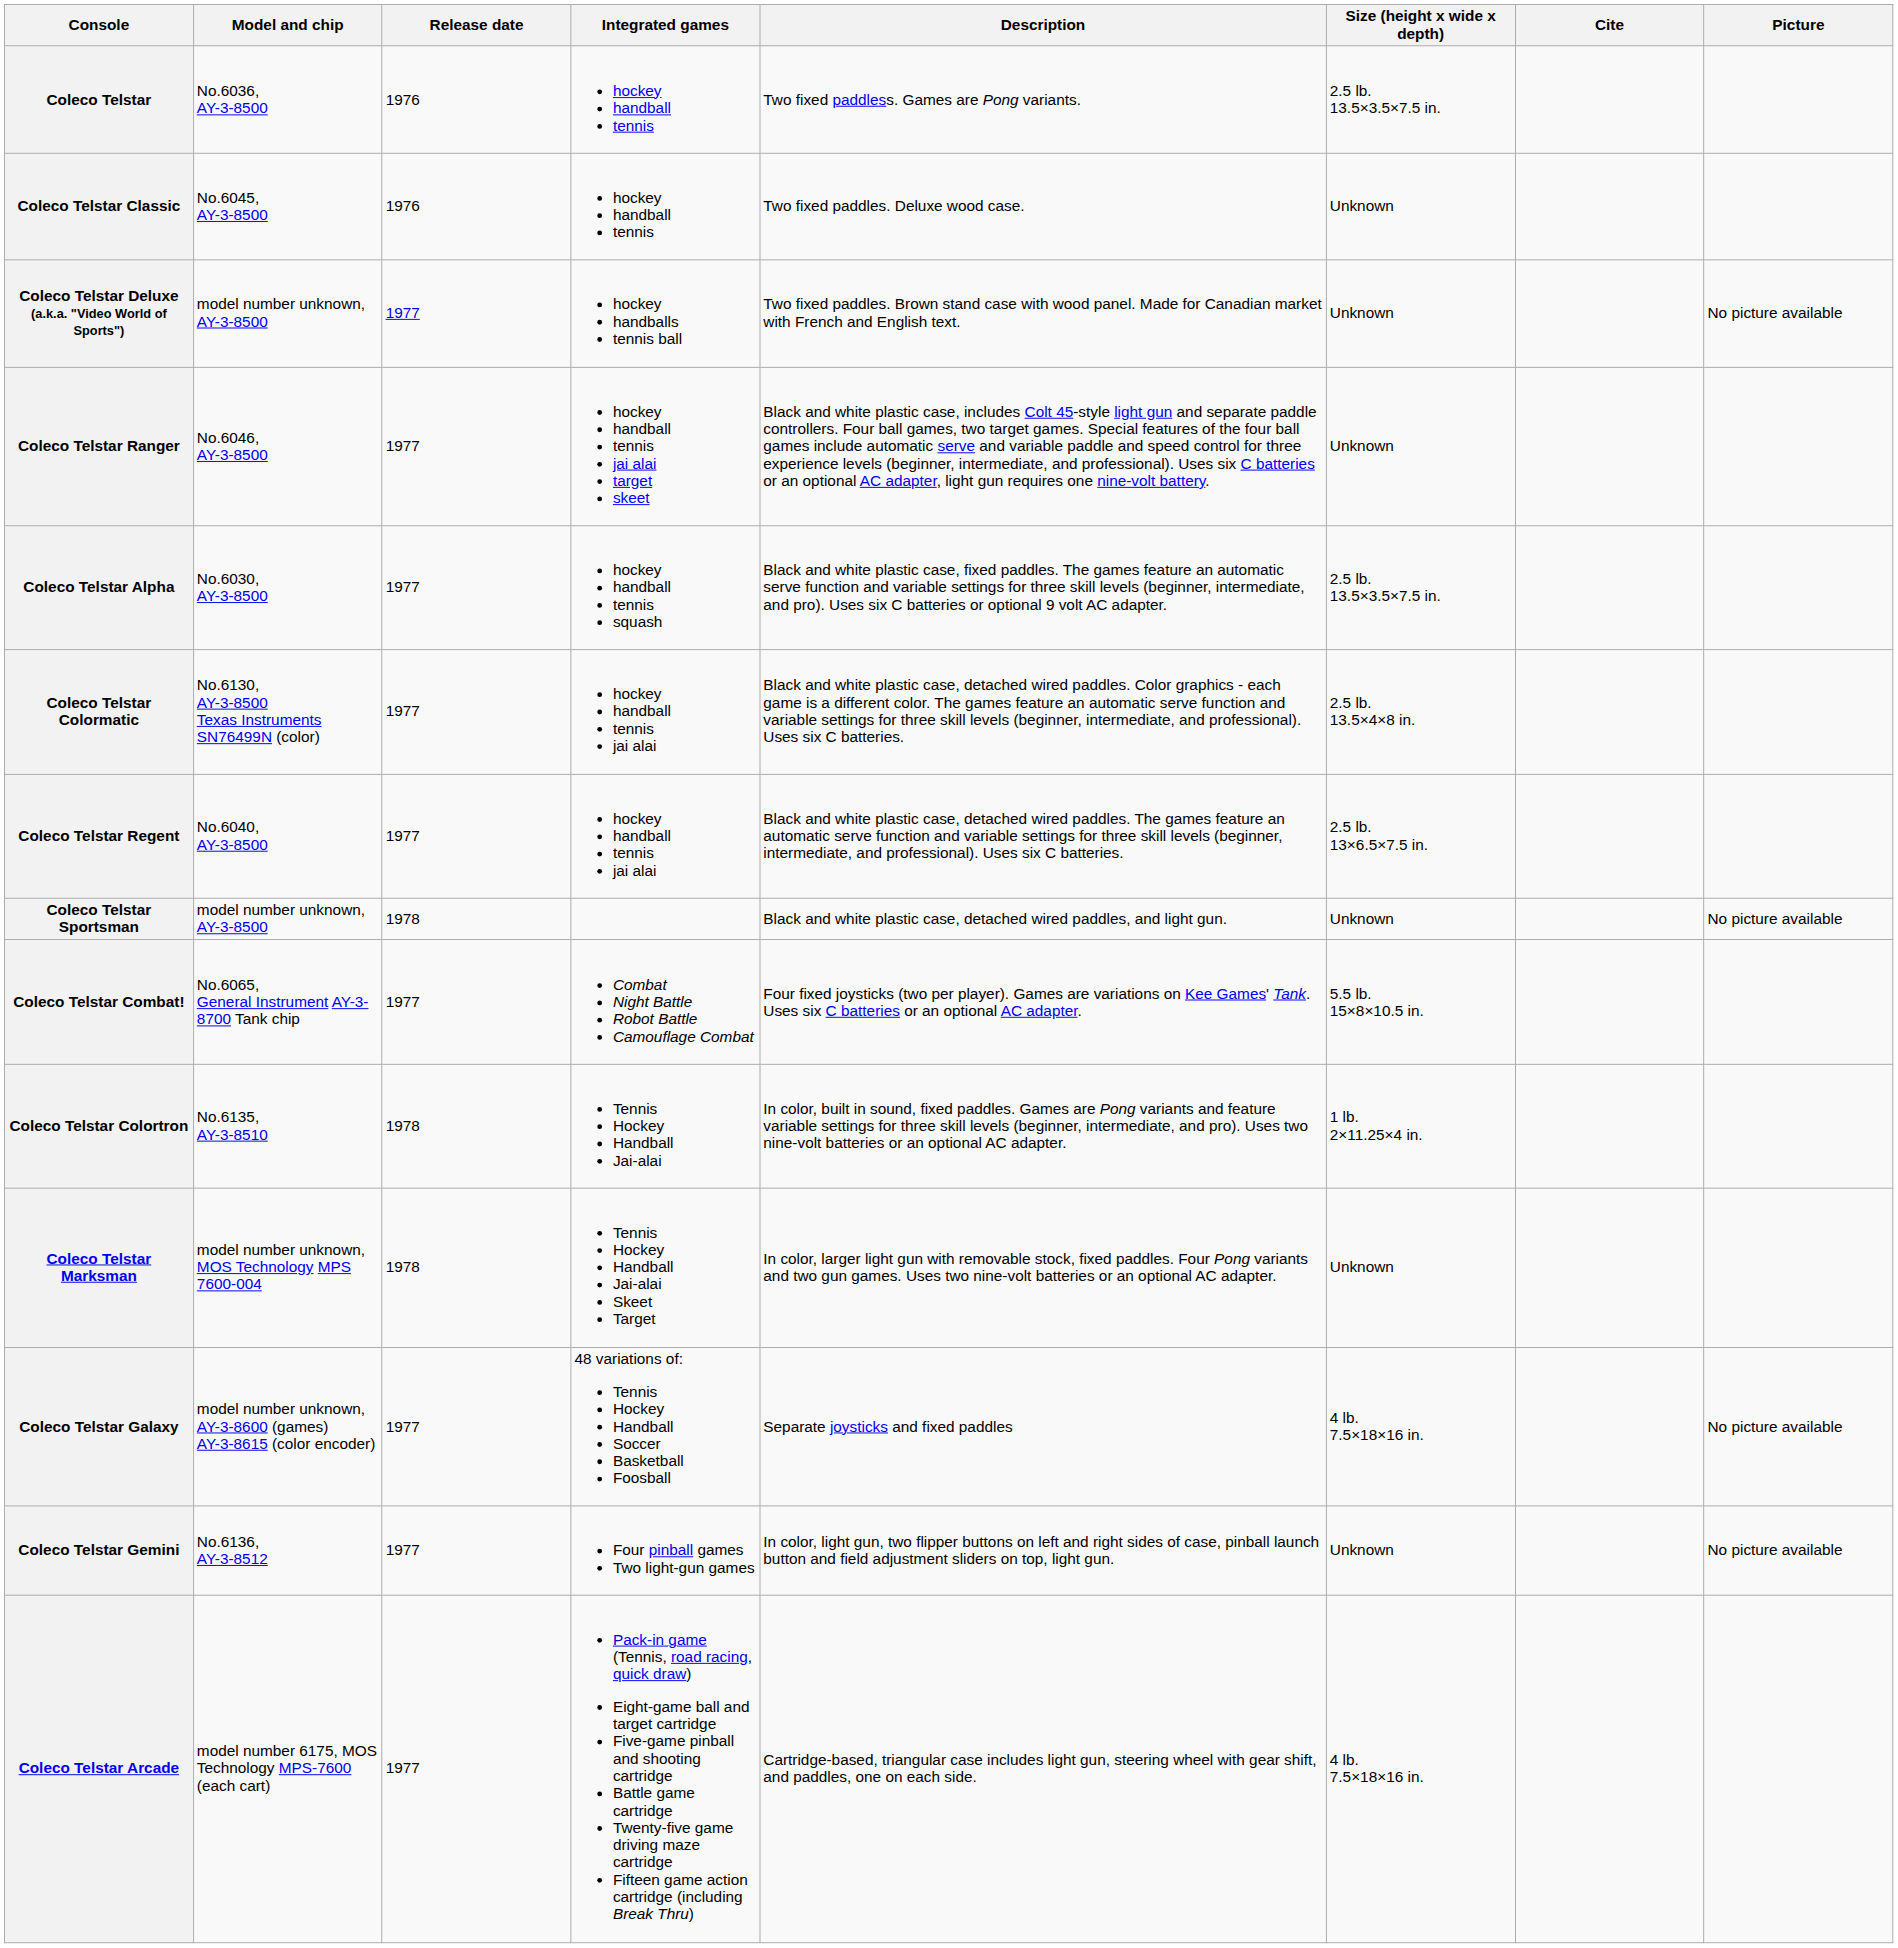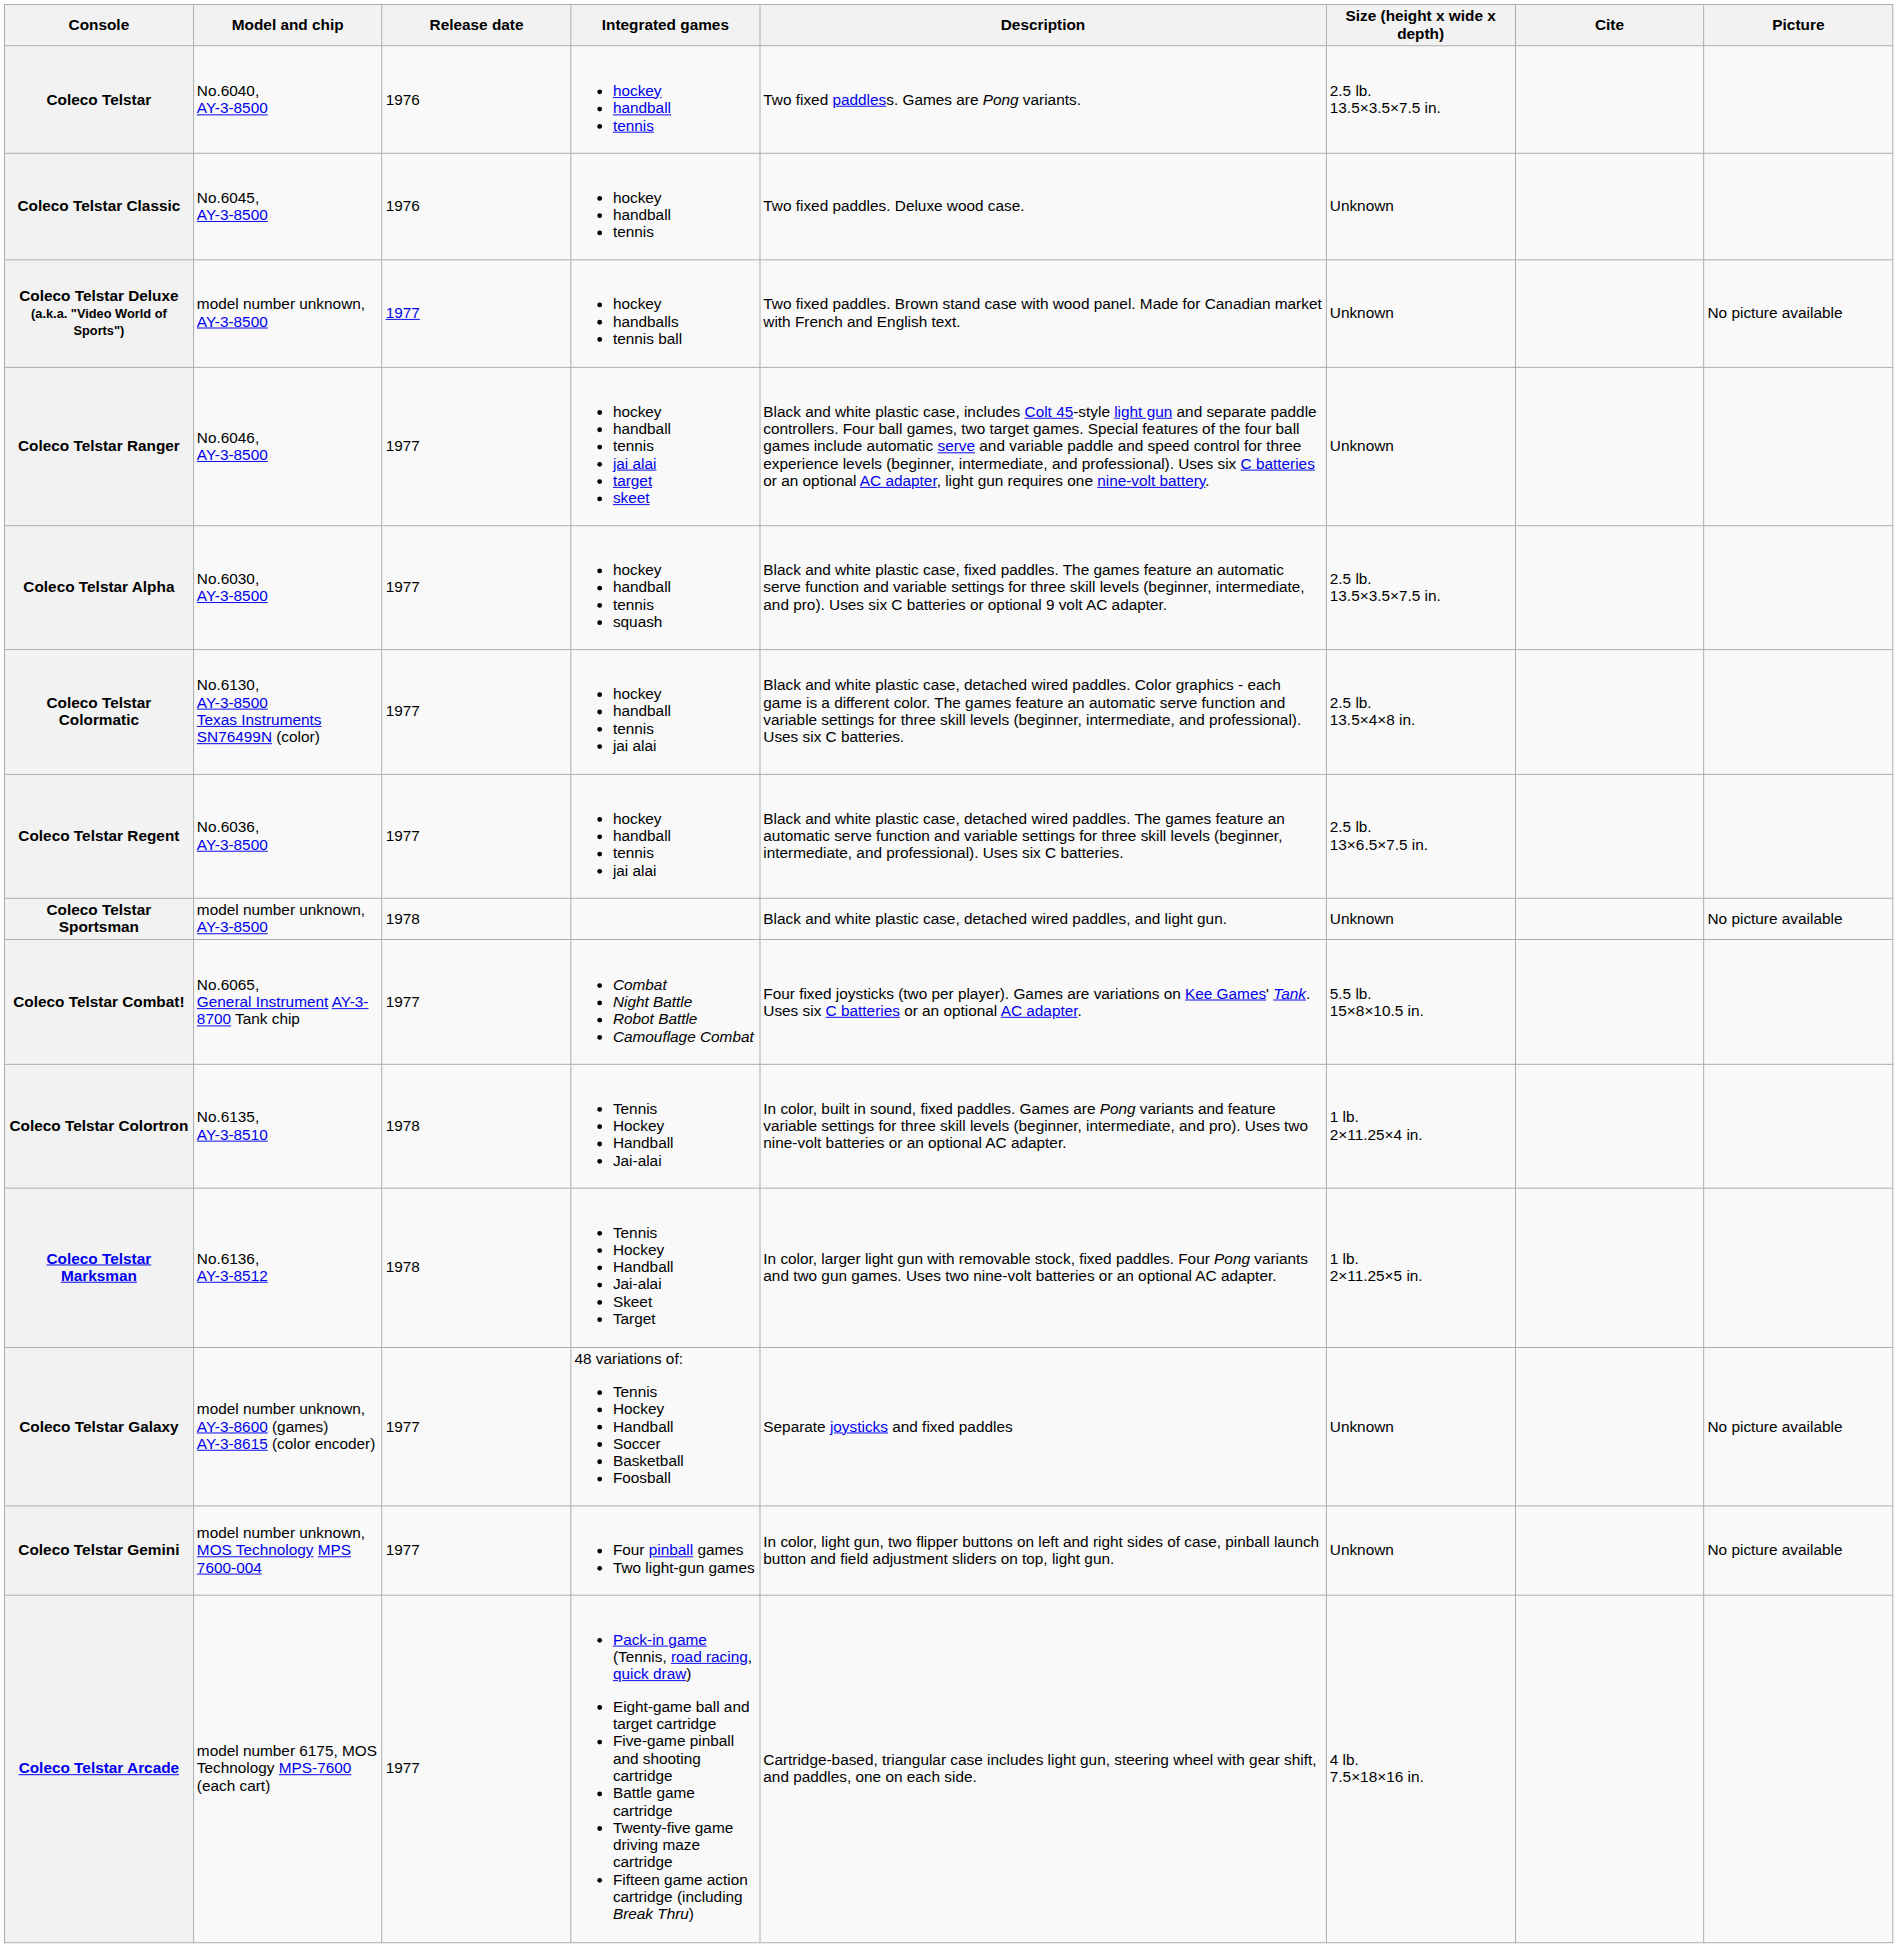(232, 99) No.6036, AY-3-8500 -> (232, 99) No.6040, AY-3-8500
(232, 836) No.6040, AY-3-8500 -> (232, 836) No.6036, AY-3-8500
(281, 1267) model number unknown, MOS Technology MPS 7600-004 -> (232, 1267) No.6136, AY-3-8512
(1362, 1267) Unknown -> (1376, 1267) 1 lb. 2×11.25×5 in.
(1377, 1426) 4 lb. 7.5×18×16 in. -> (1362, 1426) Unknown
(232, 1550) No.6136, AY-3-8512 -> (281, 1550) model number unknown, MOS Technology MPS 7600-004
